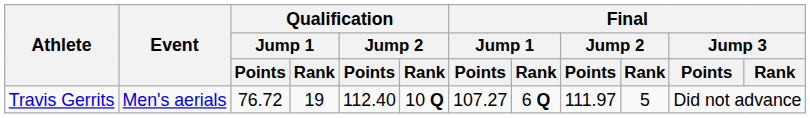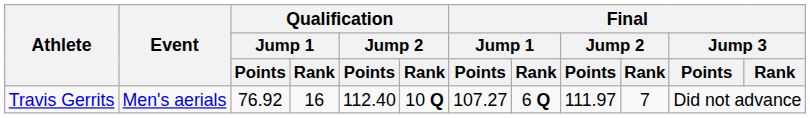(260, 100) 76.72 -> (260, 100) 76.92
(314, 100) 19 -> (314, 100) 16
(645, 100) 5 -> (645, 100) 7
